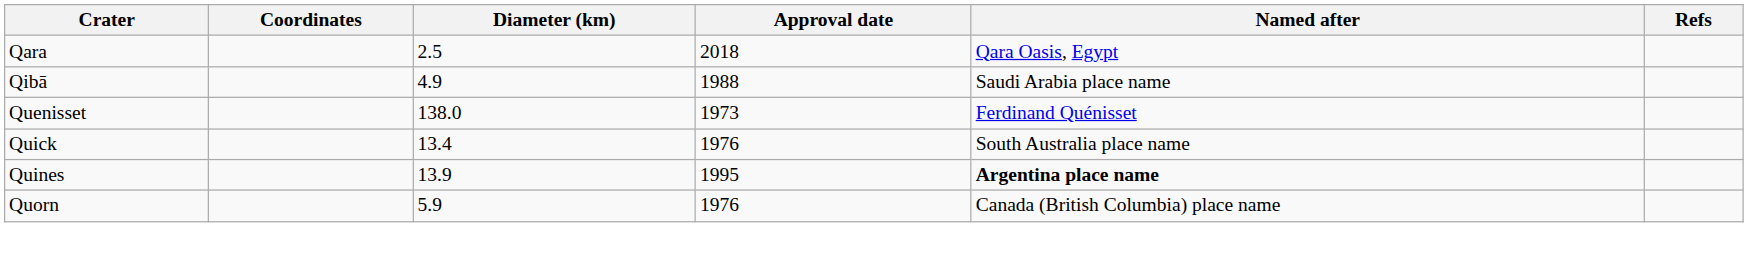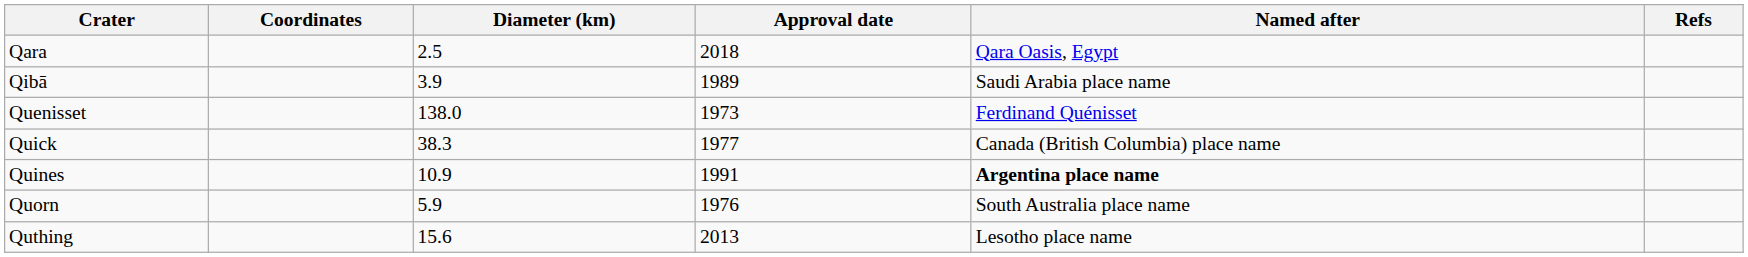(430, 81) 4.9 -> (430, 81) 3.9
(720, 81) 1988 -> (720, 81) 1989
(435, 143) 13.4 -> (435, 143) 38.3
(720, 143) 1976 -> (720, 143) 1977
(1083, 143) South Australia place name -> (1128, 143) Canada (British Columbia) place name
(435, 174) 13.9 -> (435, 174) 10.9
(720, 174) 1995 -> (720, 174) 1991
(1128, 205) Canada (British Columbia) place name -> (1083, 205) South Australia place name
+ row: (41, 236)
